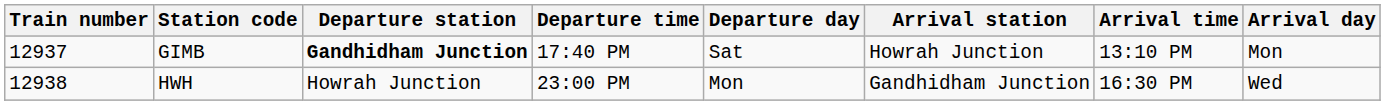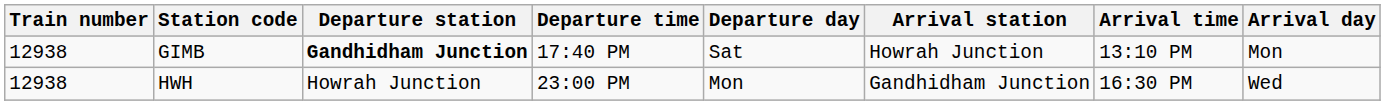(38, 52) 12937 -> (38, 52) 12938
